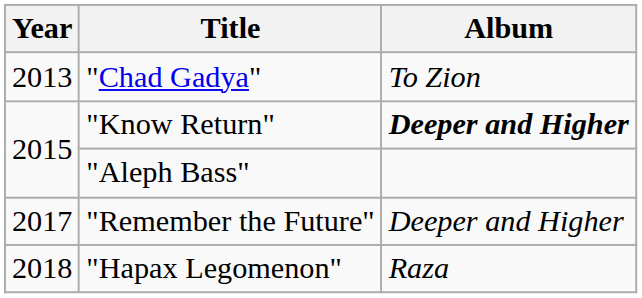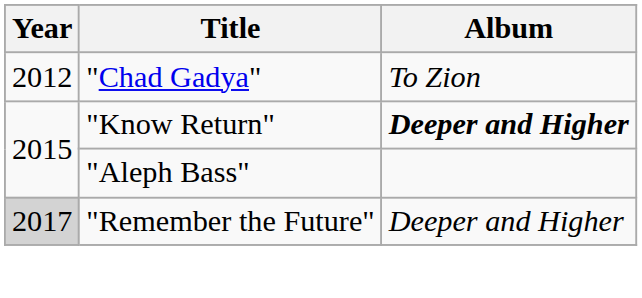(42, 76) 2013 -> (42, 76) 2012
(42, 220) no background -> (42, 220) lightgrey background
- row: (214, 268)
